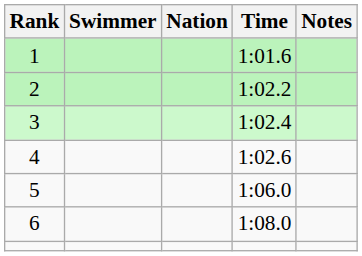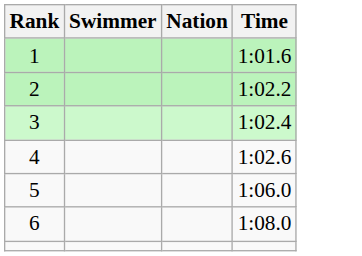- column: (327, 21)
